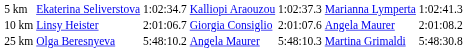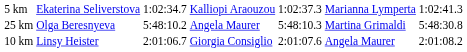rows swapped: (19, 25) <-> (19, 41)
